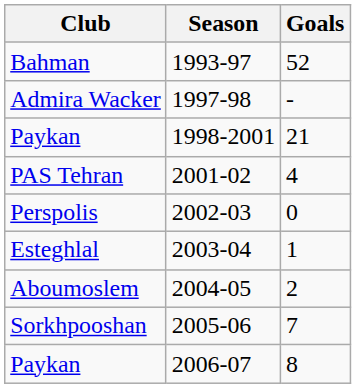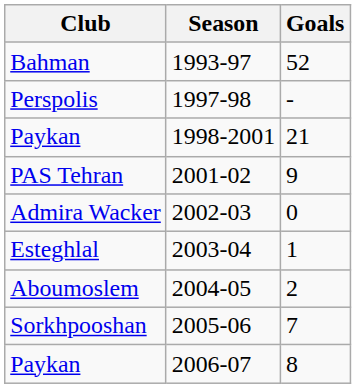(86, 99) Admira Wacker -> (54, 99) Perspolis
(292, 174) 4 -> (292, 174) 9
(54, 212) Perspolis -> (86, 212) Admira Wacker
